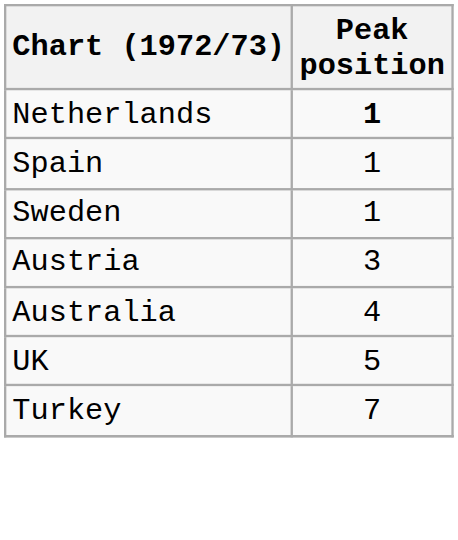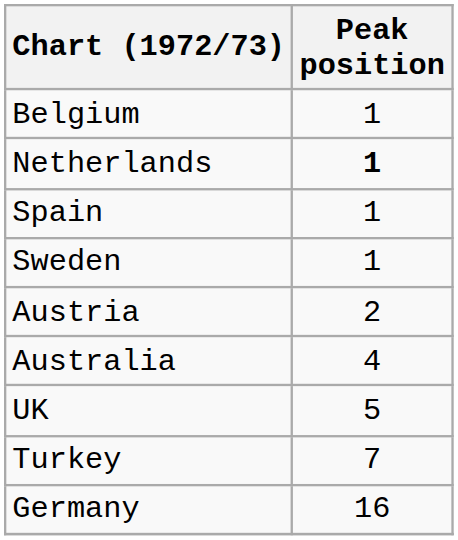+ row: (76, 114)
(372, 262) 3 -> (372, 312) 2
+ row: (76, 509)
